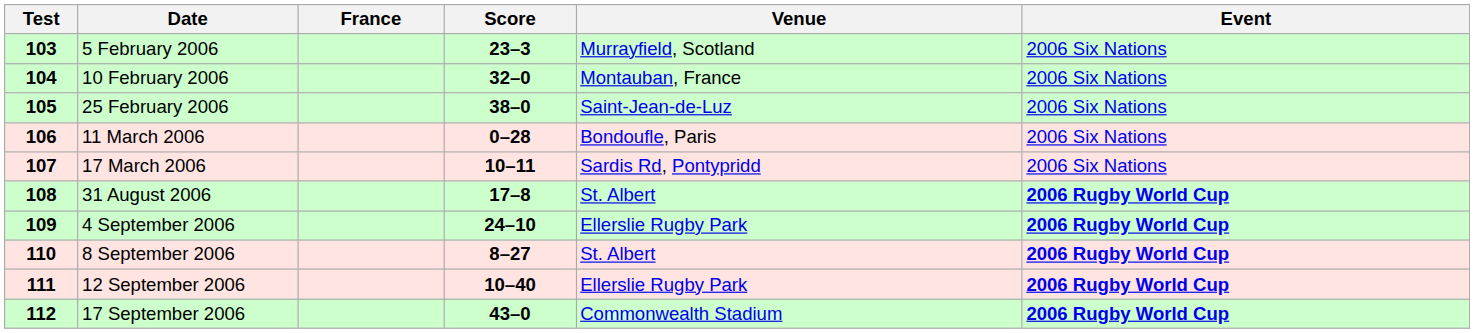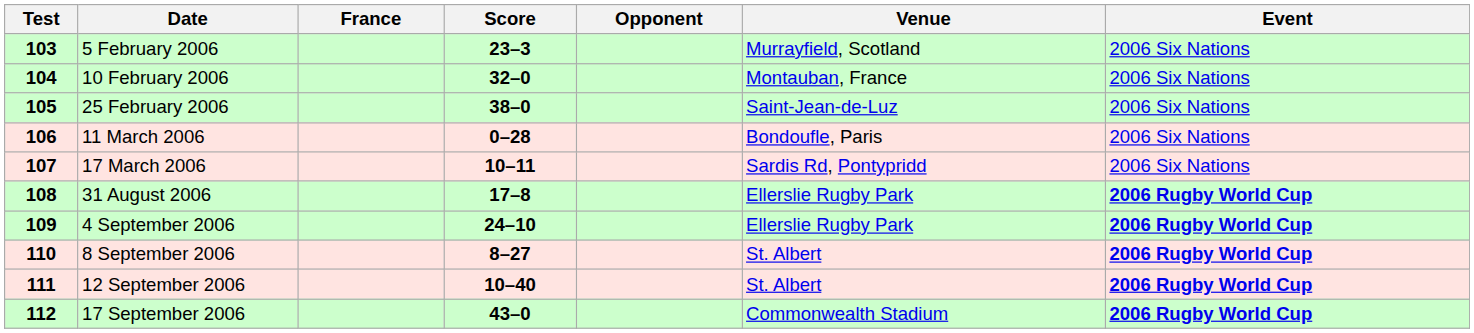+ column: (659, 19)
(618, 195) St. Albert -> (830, 195) Ellerslie Rugby Park
(664, 284) Ellerslie Rugby Park -> (784, 284) St. Albert
